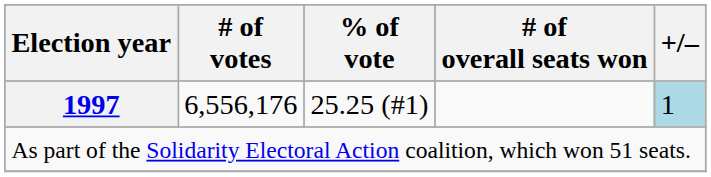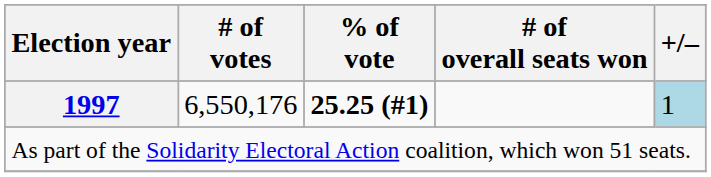(241, 103) 6,556,176 -> (241, 103) 6,550,176
(369, 103) normal -> (369, 103) bold
